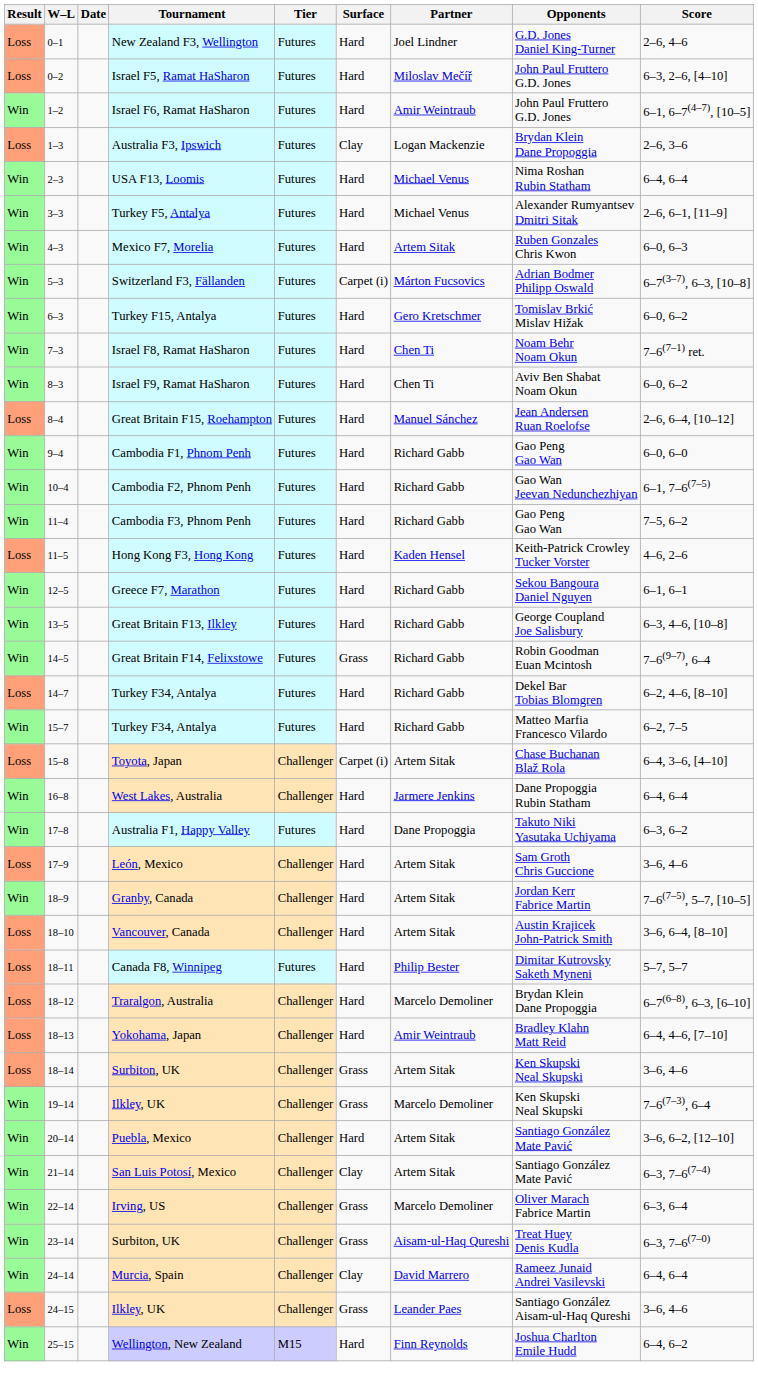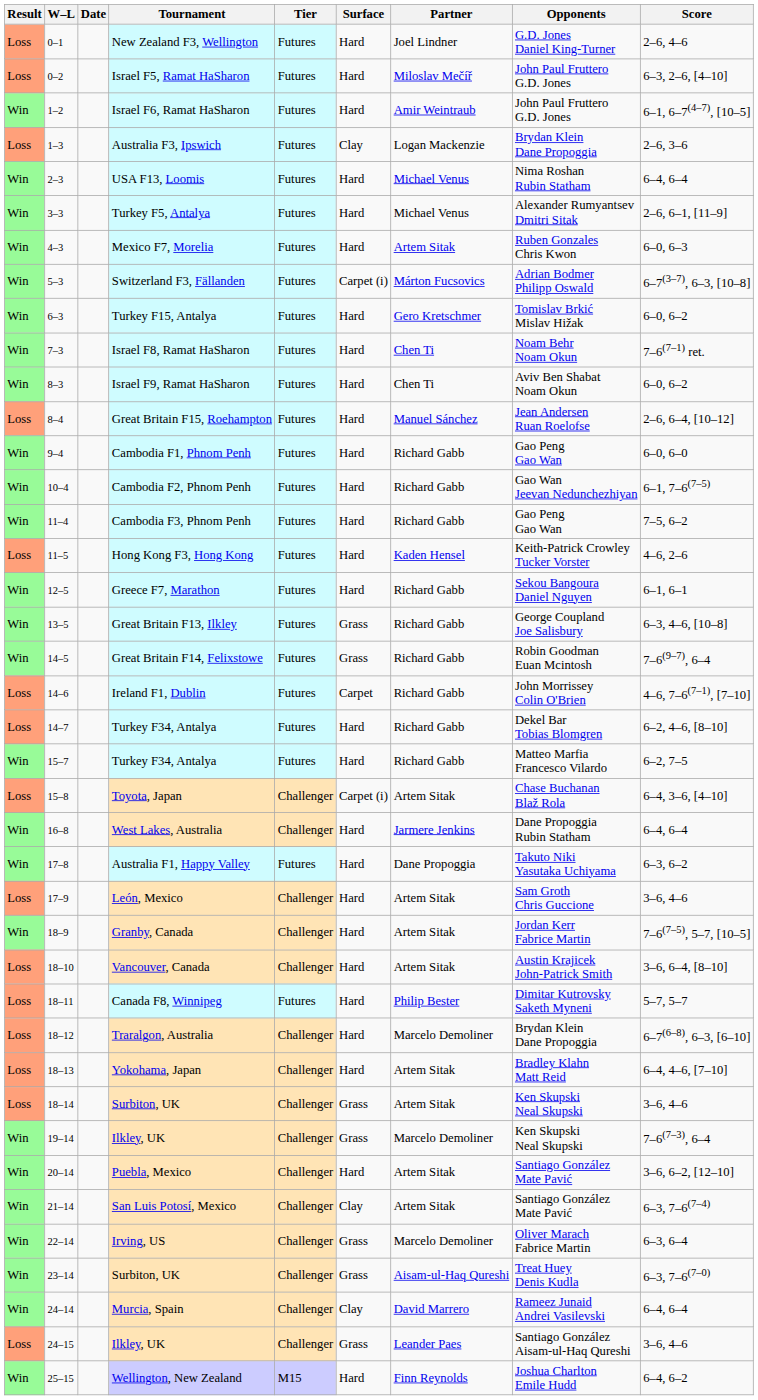(352, 624) Hard -> (353, 624) Grass
+ row: (58, 693)
(435, 1035) Amir Weintraub -> (424, 1069) Artem Sitak
